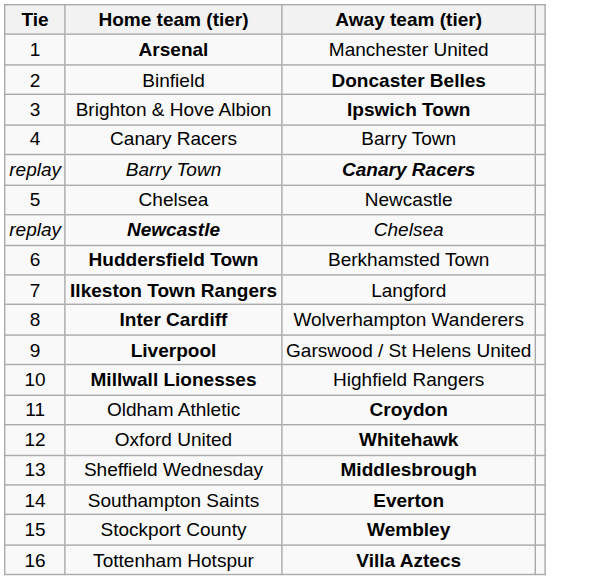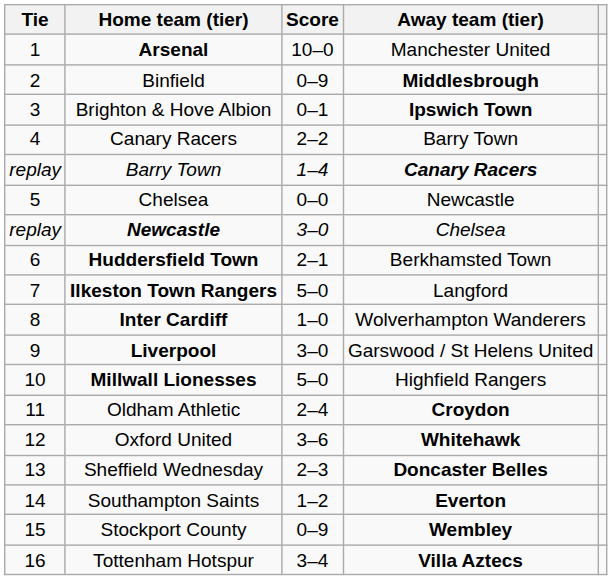+ column: (312, 19)
(409, 79) Doncaster Belles -> (471, 79) Middlesbrough
(409, 469) Middlesbrough -> (471, 469) Doncaster Belles
